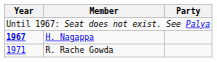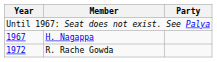(16, 37) bold -> (16, 37) normal
(16, 50) 1971 -> (16, 50) 1972
